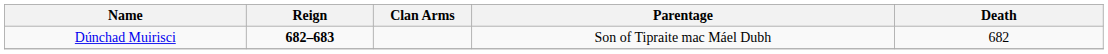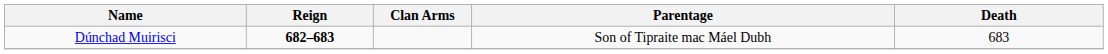(999, 37) 682 -> (999, 37) 683
